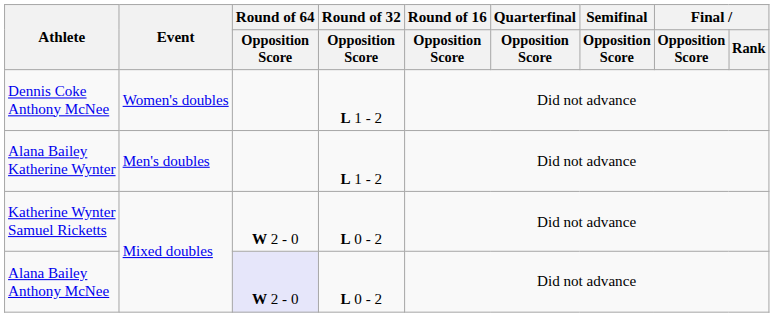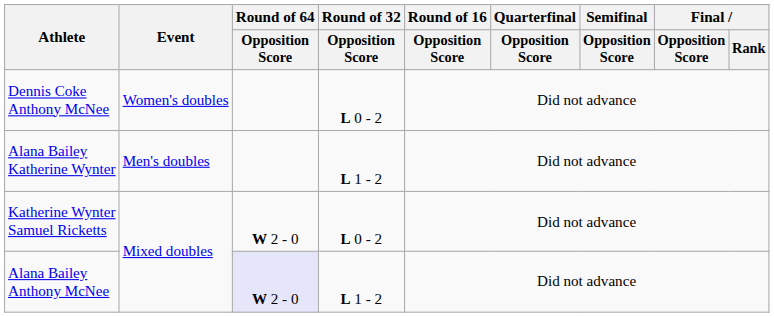(361, 118) L 1 - 2 -> (361, 118) L 0 - 2
(361, 300) L 0 - 2 -> (361, 300) L 1 - 2
